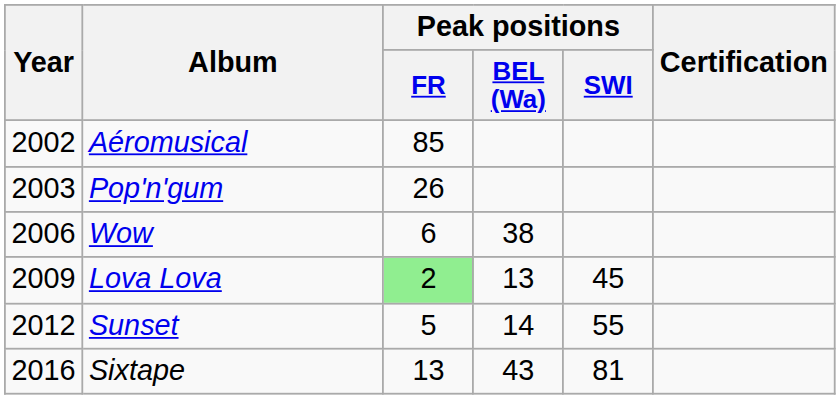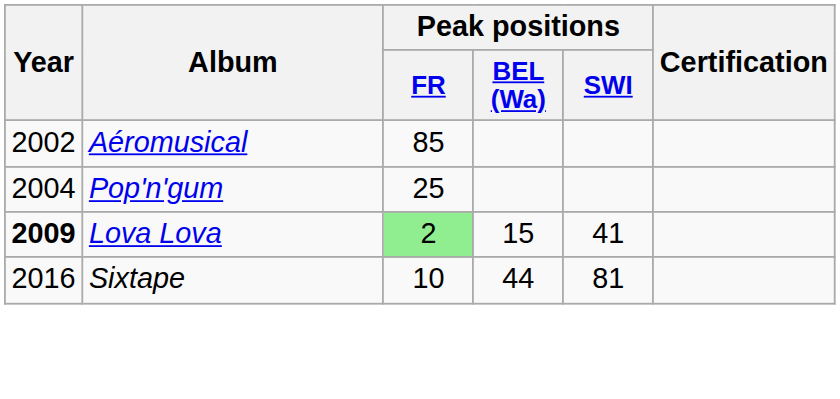(44, 188) 2003 -> (44, 188) 2004
(428, 188) 26 -> (428, 188) 25
- row: (121, 234)
(44, 279) normal -> (44, 234) bold
(518, 279) 13 -> (518, 234) 15
(608, 279) 45 -> (608, 234) 41
- row: (134, 325)
(428, 371) 13 -> (428, 279) 10
(518, 371) 43 -> (518, 279) 44
